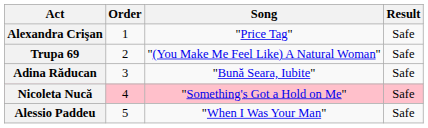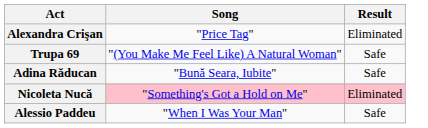- column: (125, 14)
(403, 34) Safe -> (375, 34) Eliminated
(403, 93) Safe -> (375, 93) Eliminated
